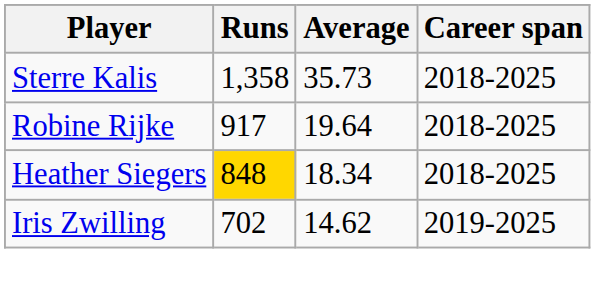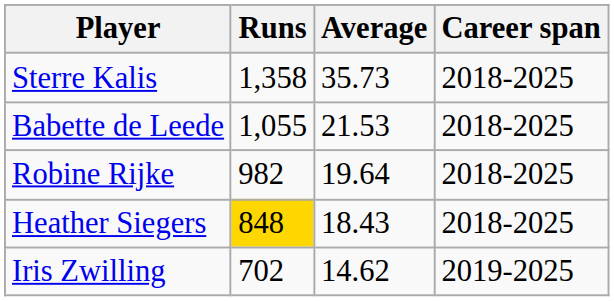+ row: (118, 125)
(243, 125) 917 -> (261, 174) 982
(338, 174) 18.34 -> (355, 222) 18.43
